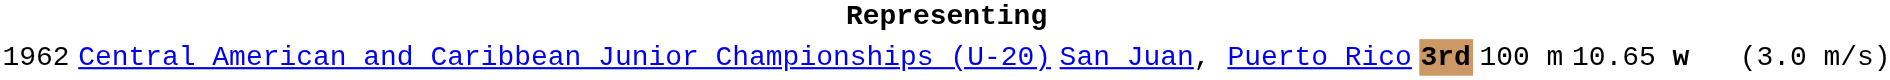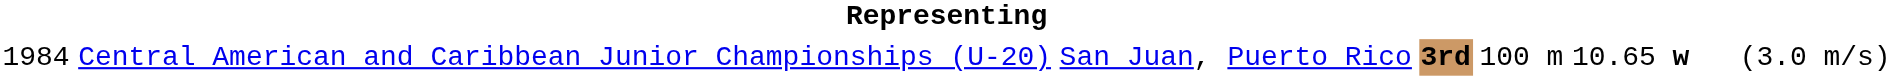(36, 57) 1962 -> (36, 57) 1984
